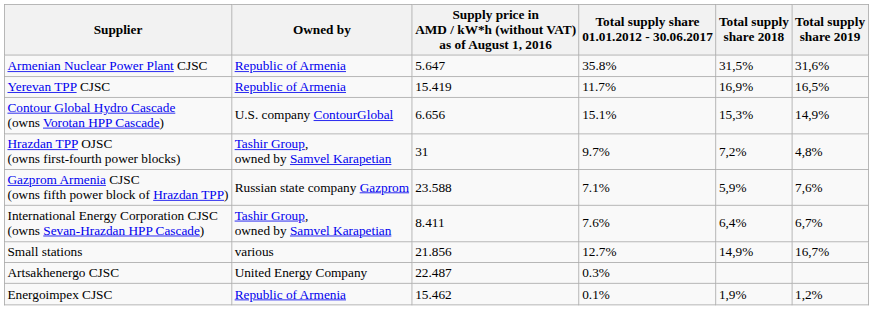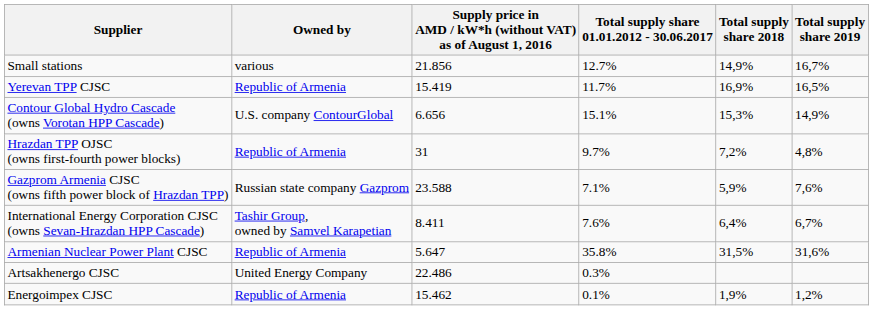rows swapped: (107, 65) <-> (45, 252)
(313, 151) Tashir Group, owned by Samvel Karapetian -> (290, 151) Republic of Armenia
(433, 273) 22.487 -> (433, 273) 22.486
